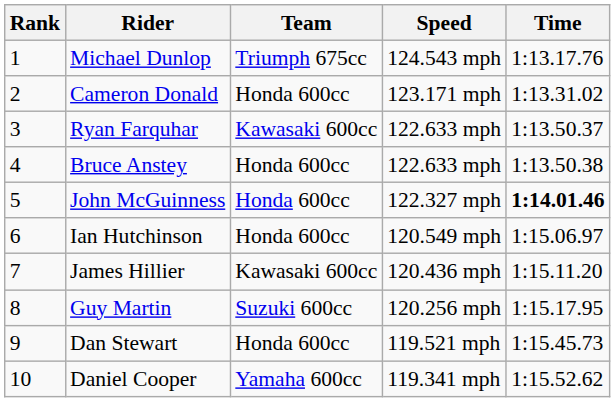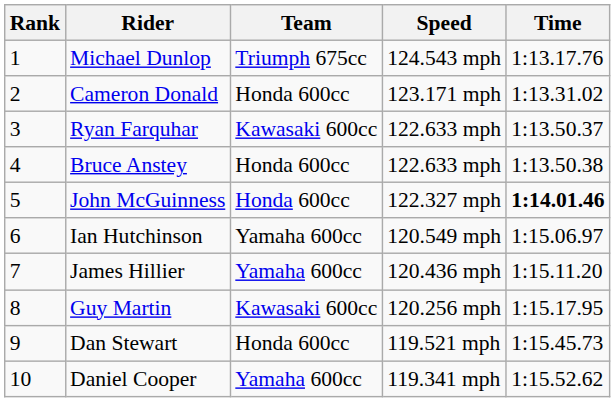(293, 236) Honda 600cc -> (299, 236) Yamaha 600cc
(306, 271) Kawasaki 600cc -> (299, 271) Yamaha 600cc
(294, 307) Suzuki 600cc -> (306, 307) Kawasaki 600cc
